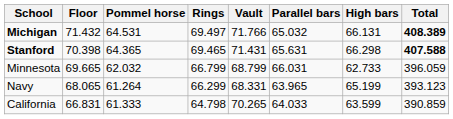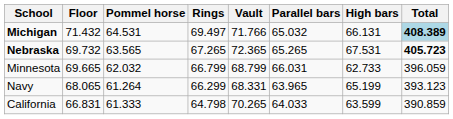(425, 31) no background -> (425, 31) lightblue background
- row: (31, 50)
+ row: (33, 50)
